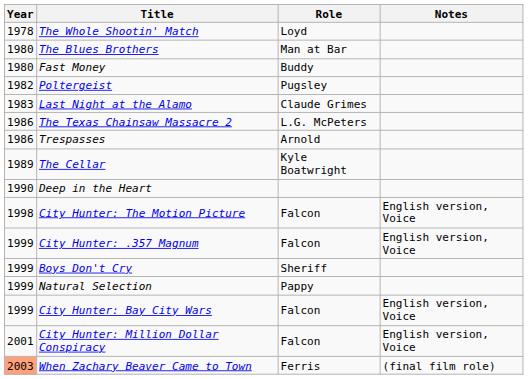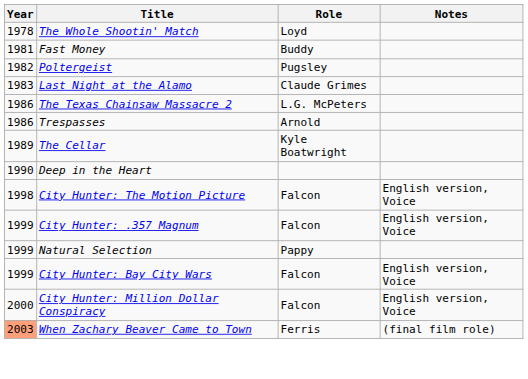- row: (99, 49)
(20, 67) 1980 -> (20, 49) 1981
- row: (86, 268)
(20, 341) 2001 -> (20, 305) 2000
